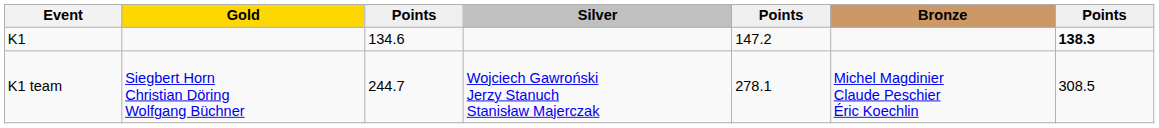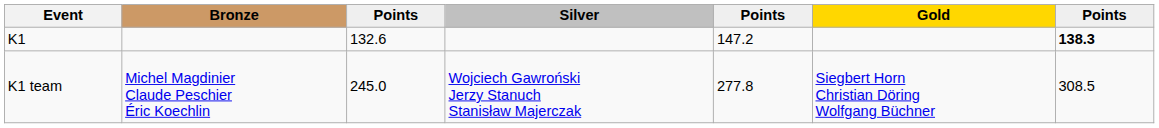columns swapped: (243, 16) <-> (943, 16)
(386, 39) 134.6 -> (368, 39) 132.6
(386, 86) 244.7 -> (368, 86) 245.0
(753, 86) 278.1 -> (735, 86) 277.8
